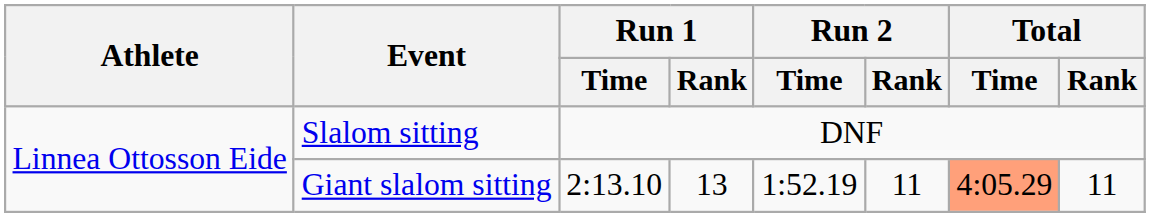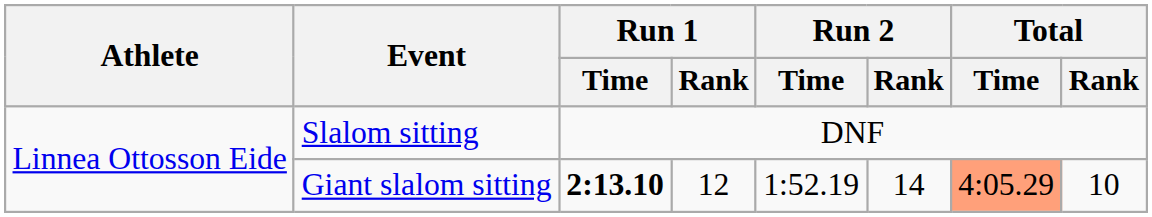(614, 184) normal -> (615, 184) bold
(712, 184) 13 -> (714, 184) 12
(907, 184) 11 -> (909, 184) 14
(1102, 184) 11 -> (1104, 184) 10
